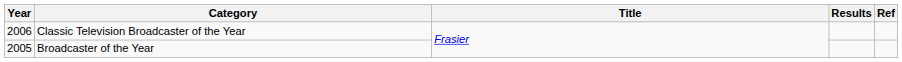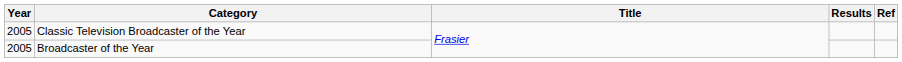(19, 31) 2006 -> (19, 31) 2005
